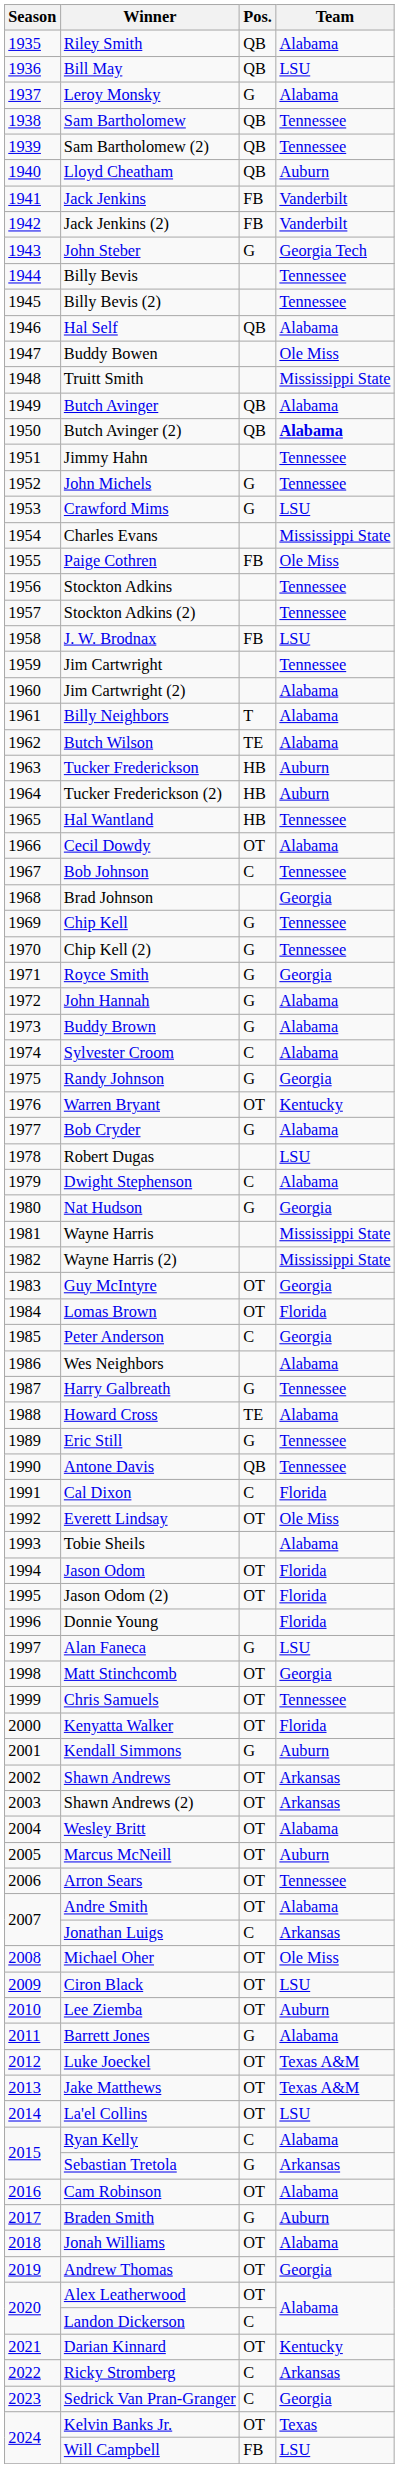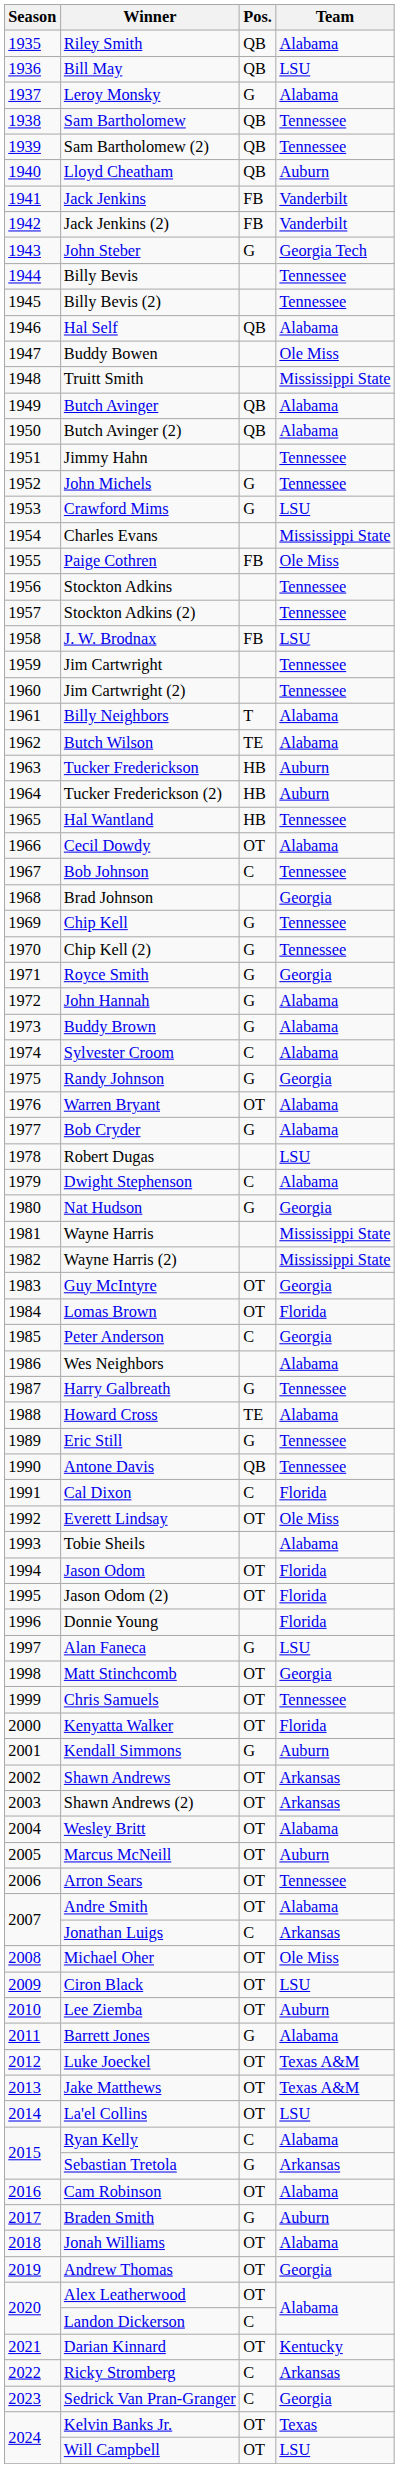(311, 431) bold -> (309, 431) normal
(309, 690) Alabama -> (313, 690) Tennessee
(311, 1104) Kentucky -> (309, 1104) Alabama
(253, 2450) FB -> (254, 2450) OT
